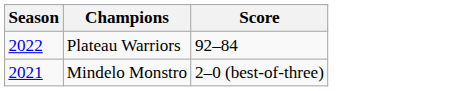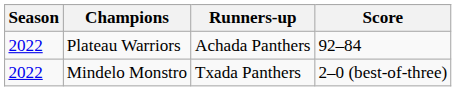+ column: (253, 18)
(26, 72) 2021 -> (26, 72) 2022
